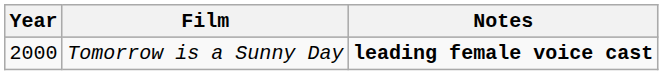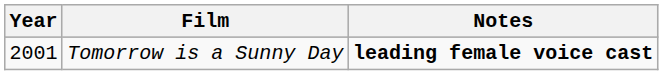(34, 54) 2000 -> (34, 54) 2001
